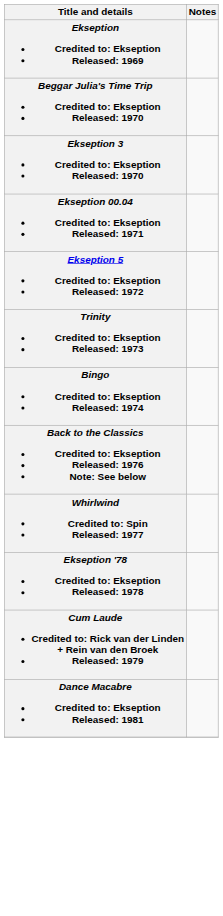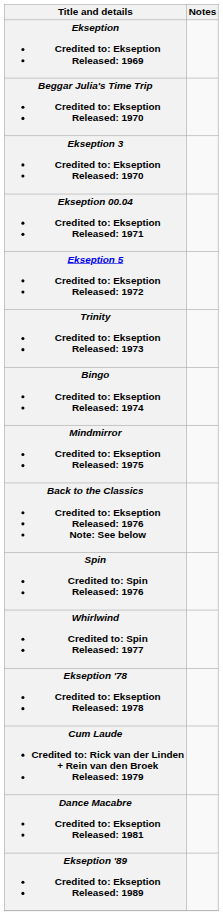+ row: (95, 449)
+ row: (95, 576)
+ row: (95, 877)
